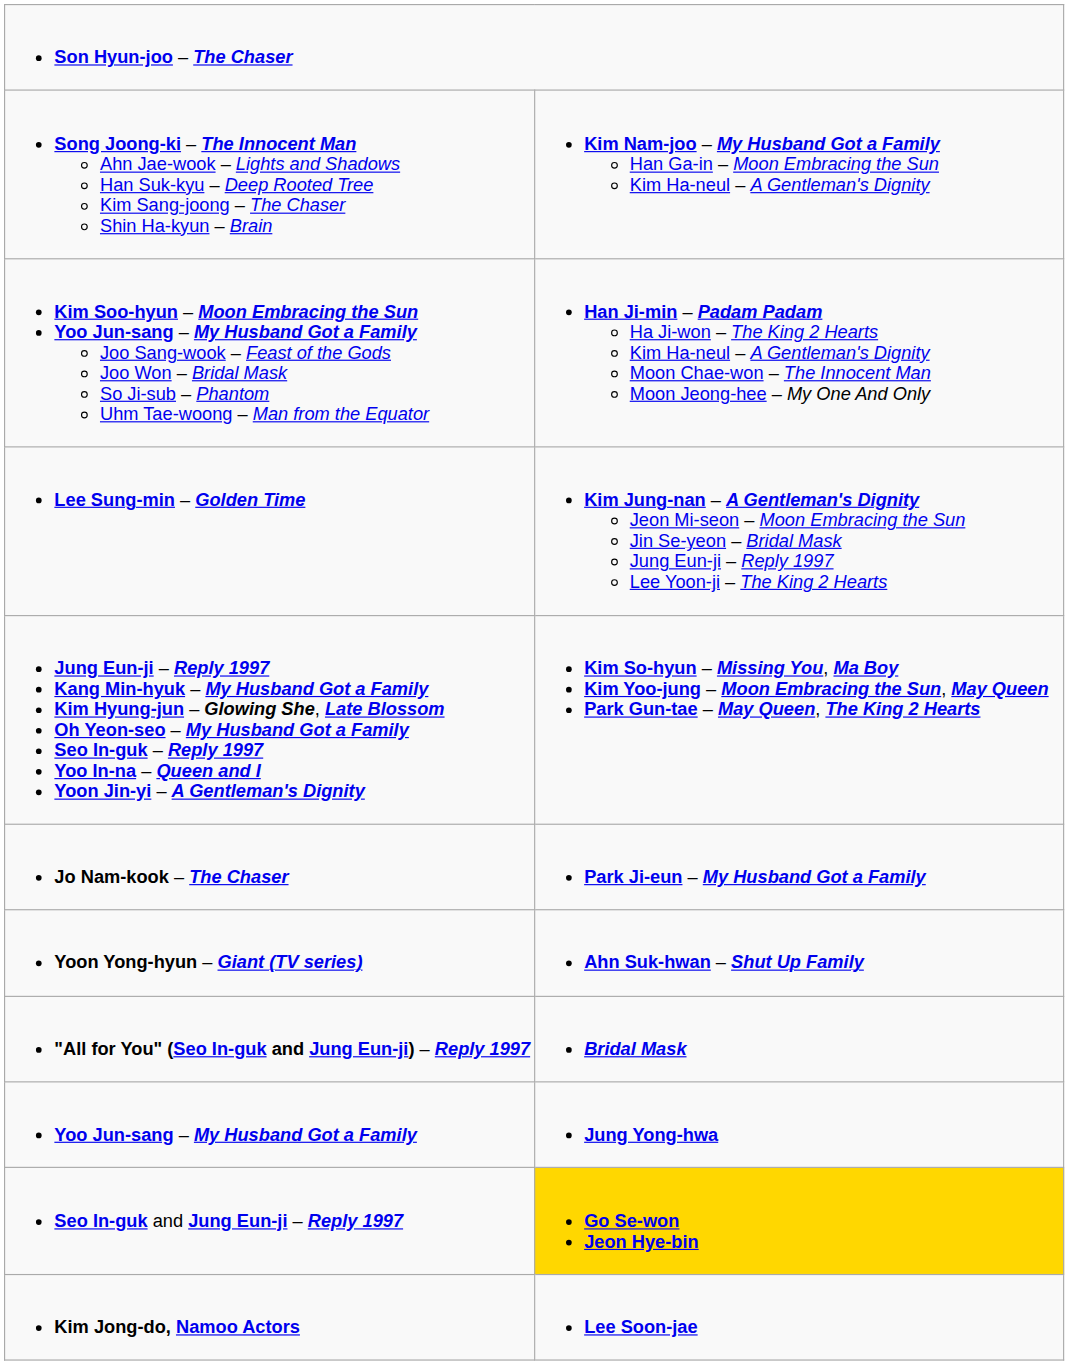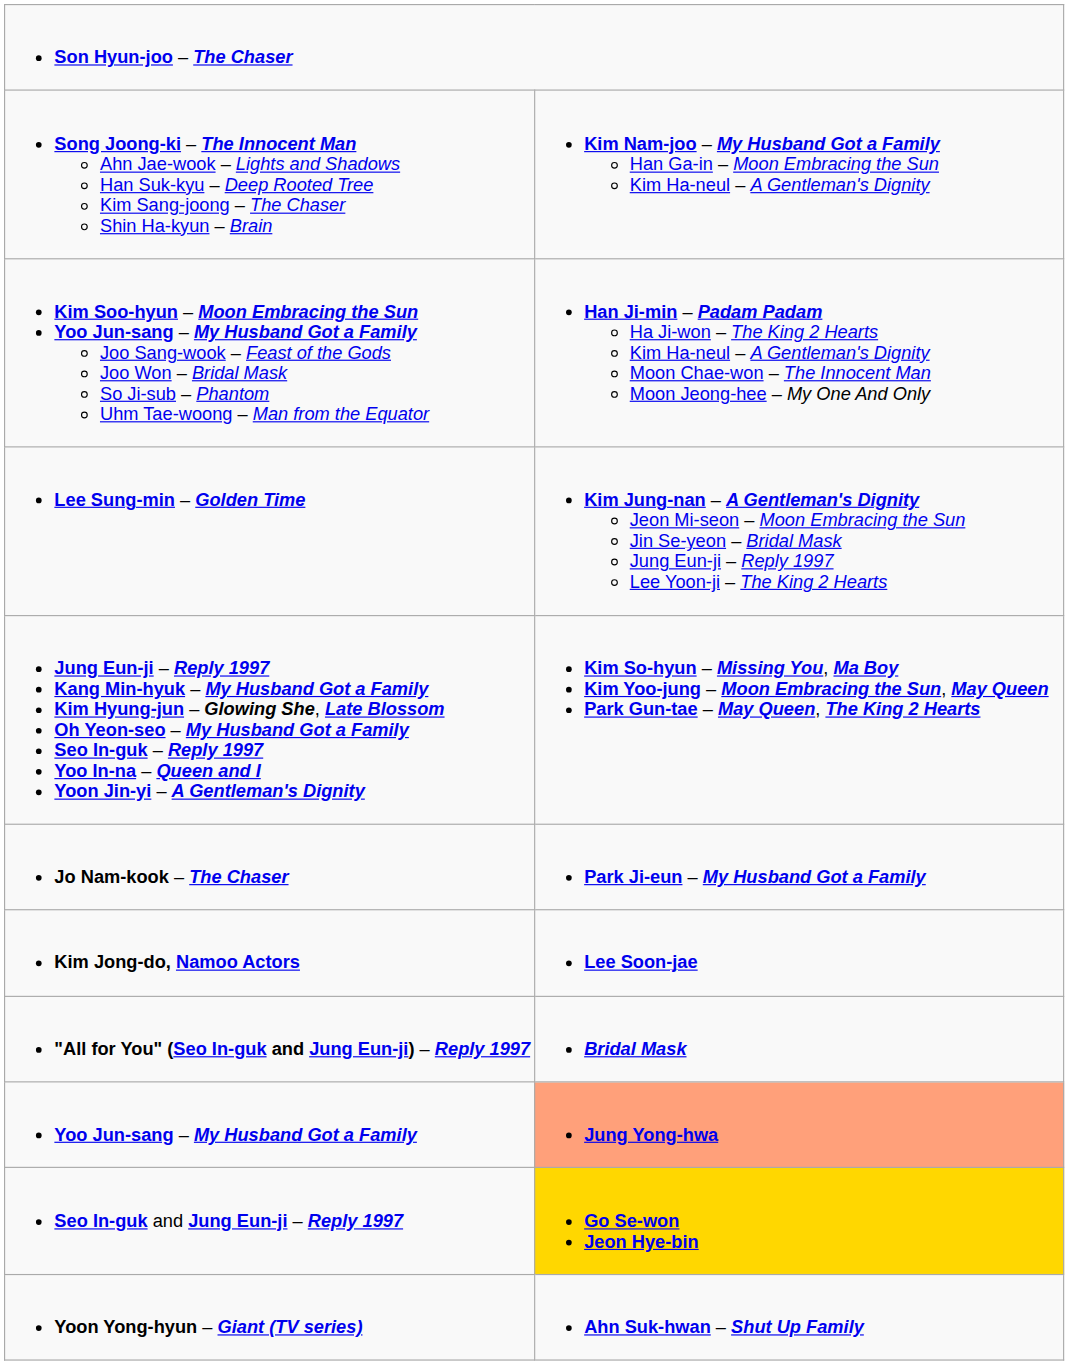rows swapped: (269, 963) <-> (269, 1327)
(799, 1135) no background -> (799, 1135) lightsalmon background
